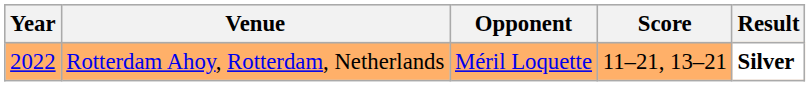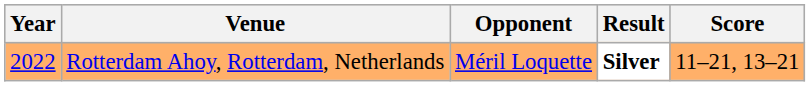columns swapped: (665, 23) <-> (769, 23)
